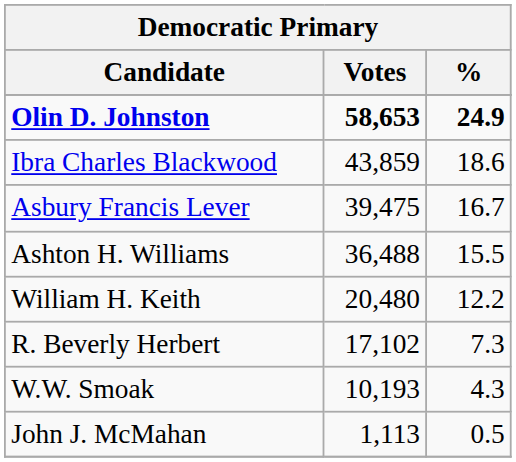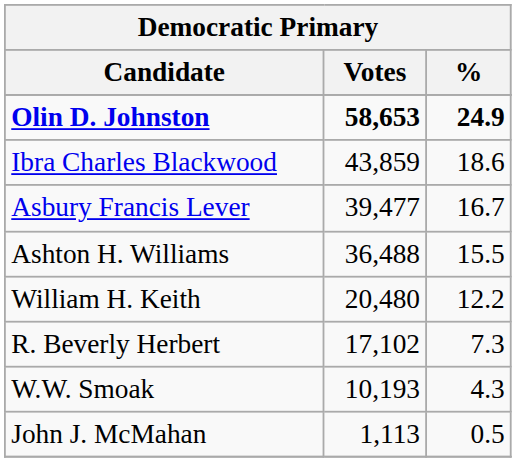(382, 207) 39,475 -> (382, 207) 39,477
